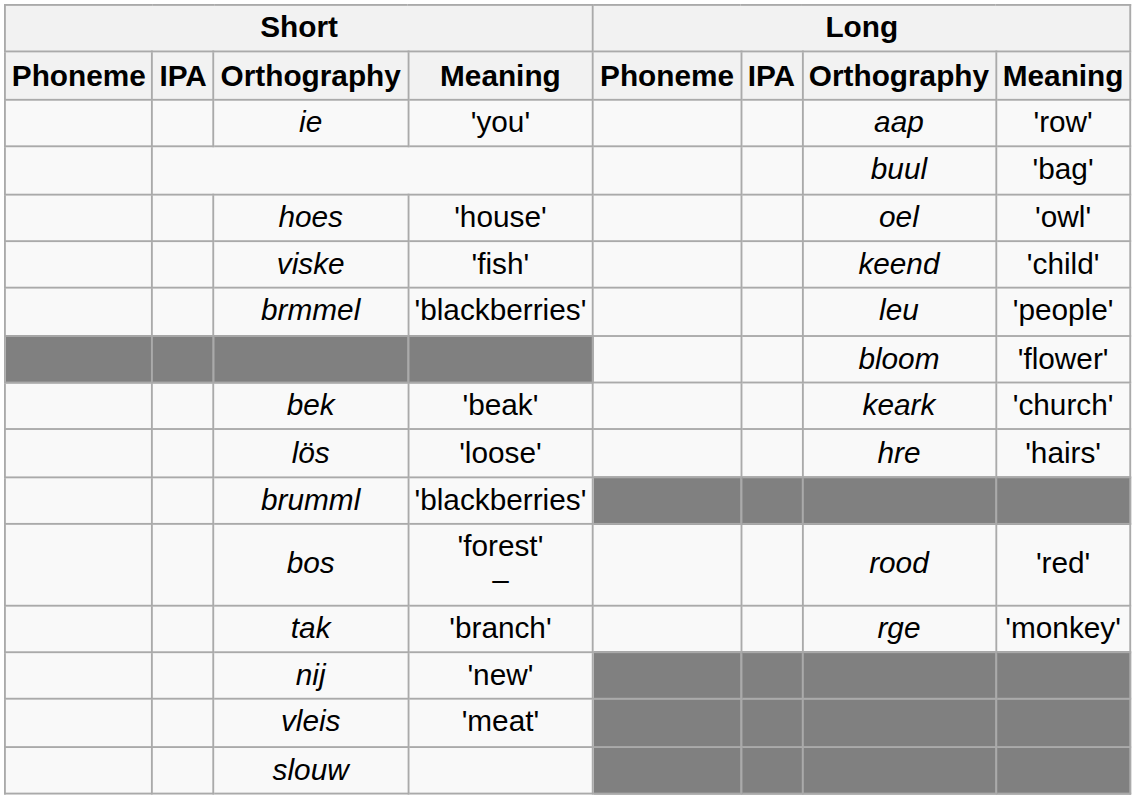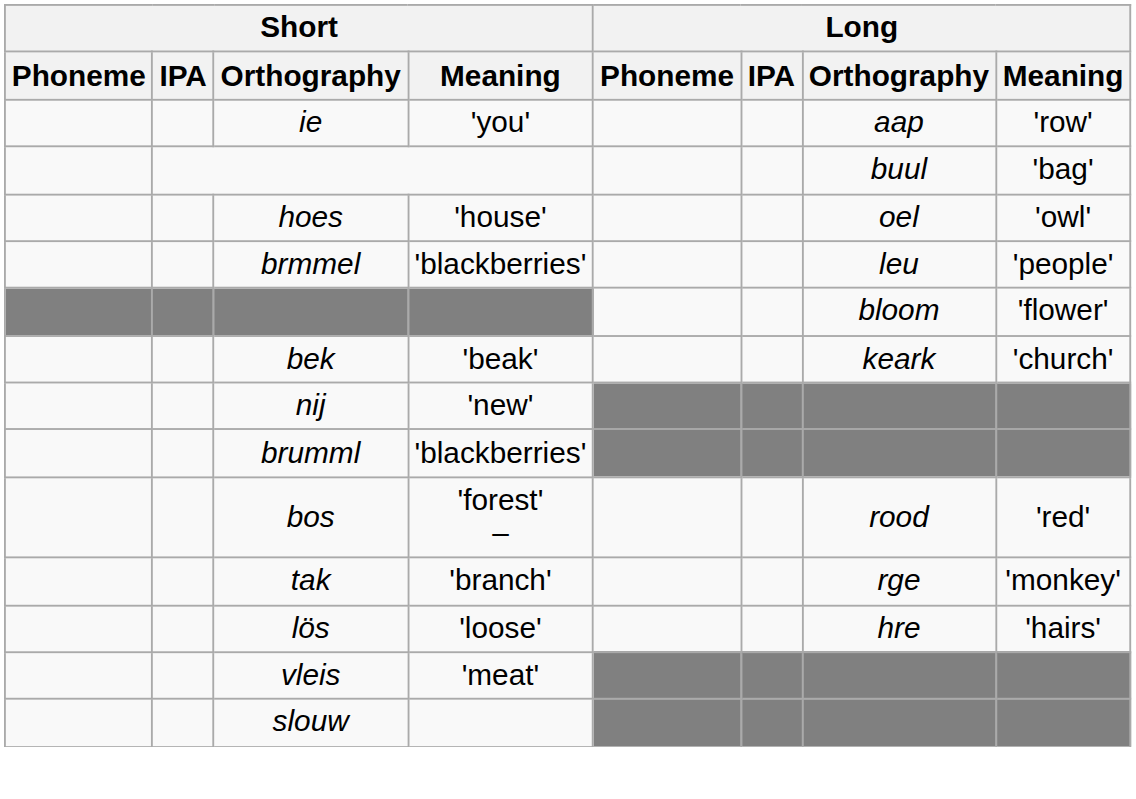- row: (311, 264)
rows swapped: (311, 452) <-> (311, 675)
